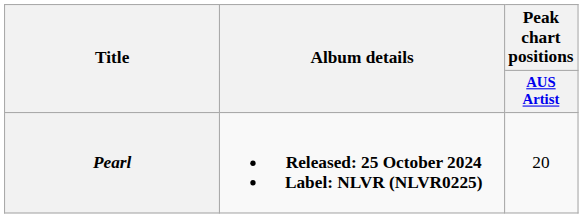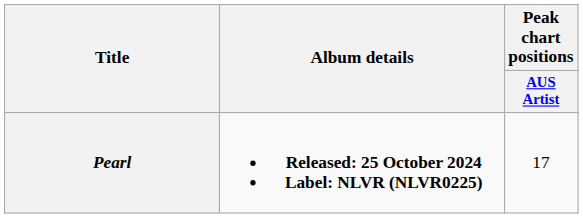(541, 162) 20 -> (541, 162) 17
